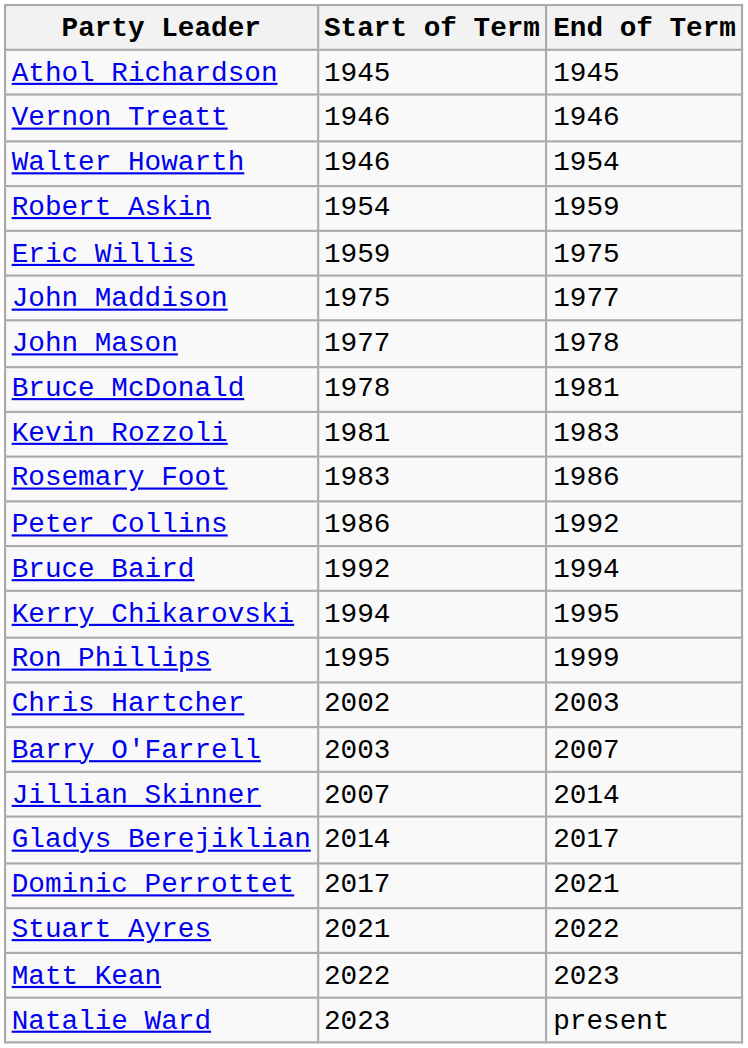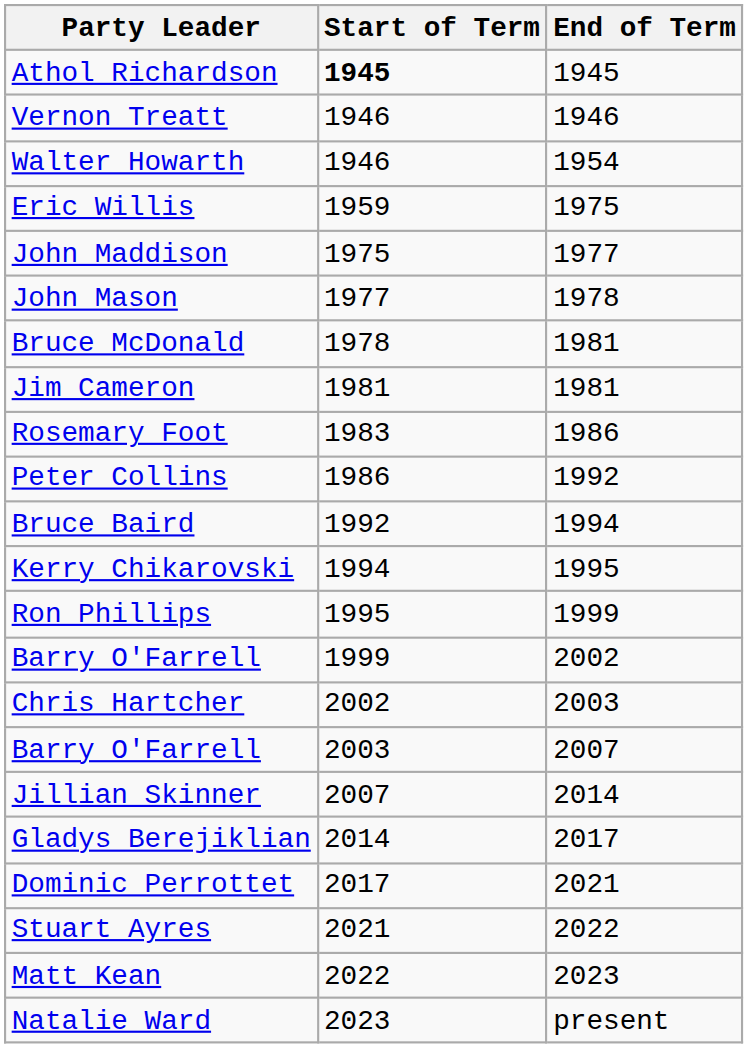(357, 73) normal -> (357, 73) bold
- row: (111, 208)
+ row: (103, 389)
- row: (120, 434)
+ row: (136, 659)
